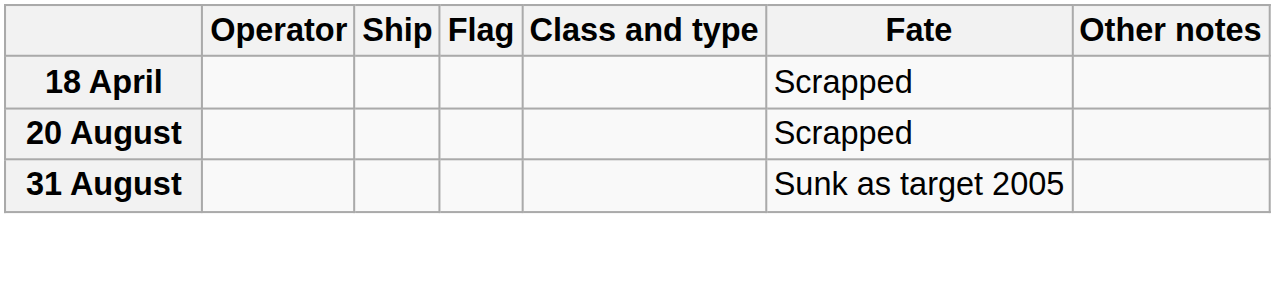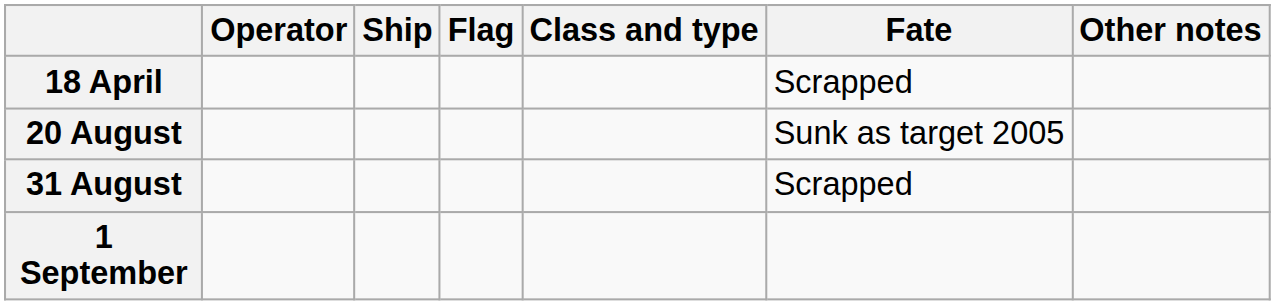(843, 133) Scrapped -> (919, 133) Sunk as target 2005
(919, 184) Sunk as target 2005 -> (843, 184) Scrapped
+ row: (104, 254)
